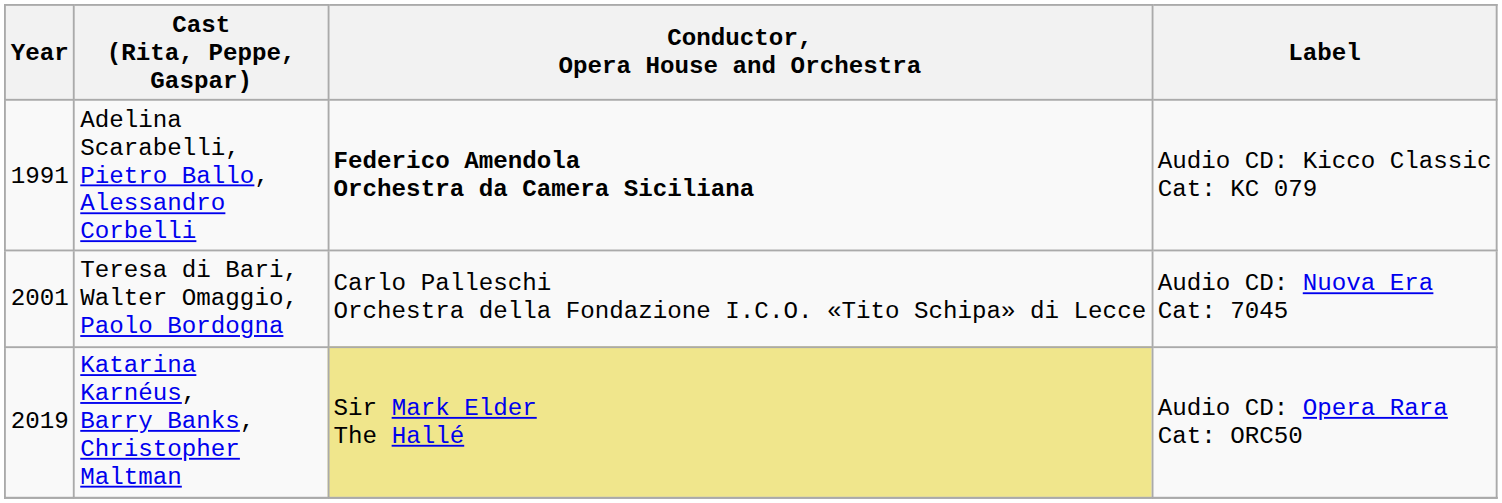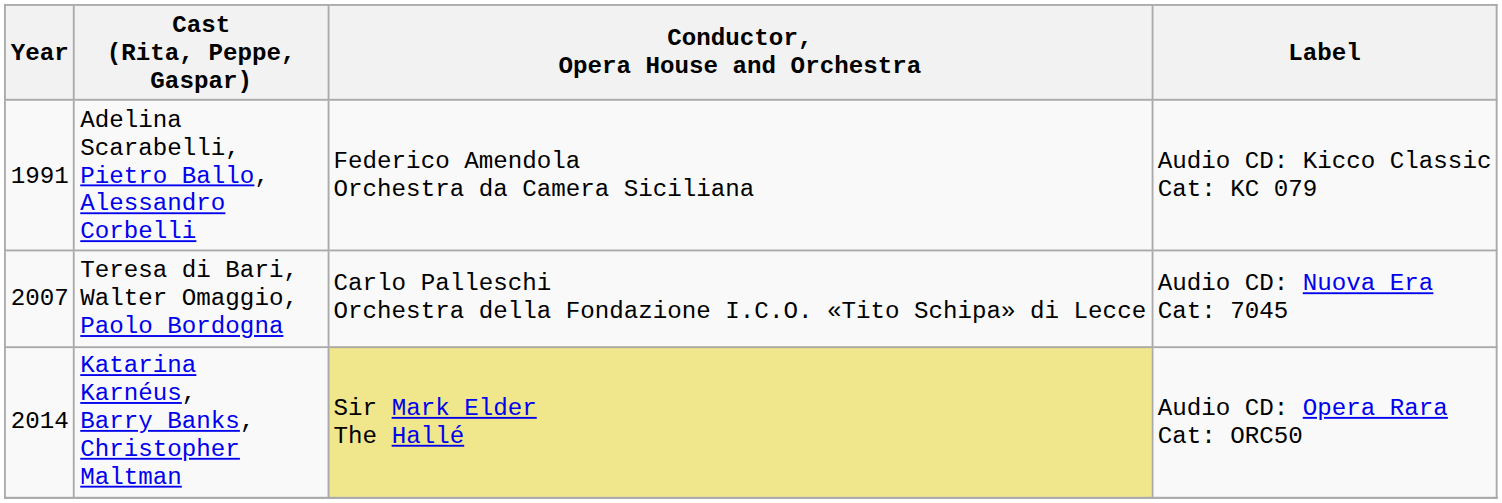(544, 176) bold -> (544, 176) normal
(40, 299) 2001 -> (40, 299) 2007
(40, 422) 2019 -> (40, 422) 2014
